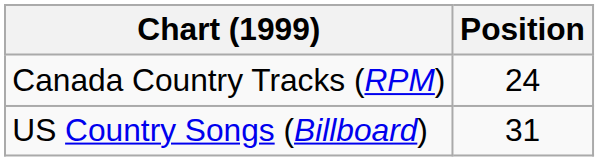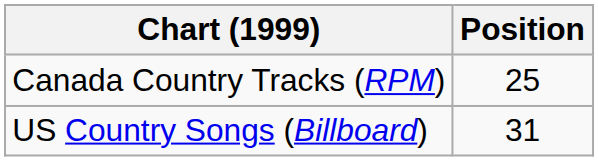(522, 79) 24 -> (522, 79) 25
